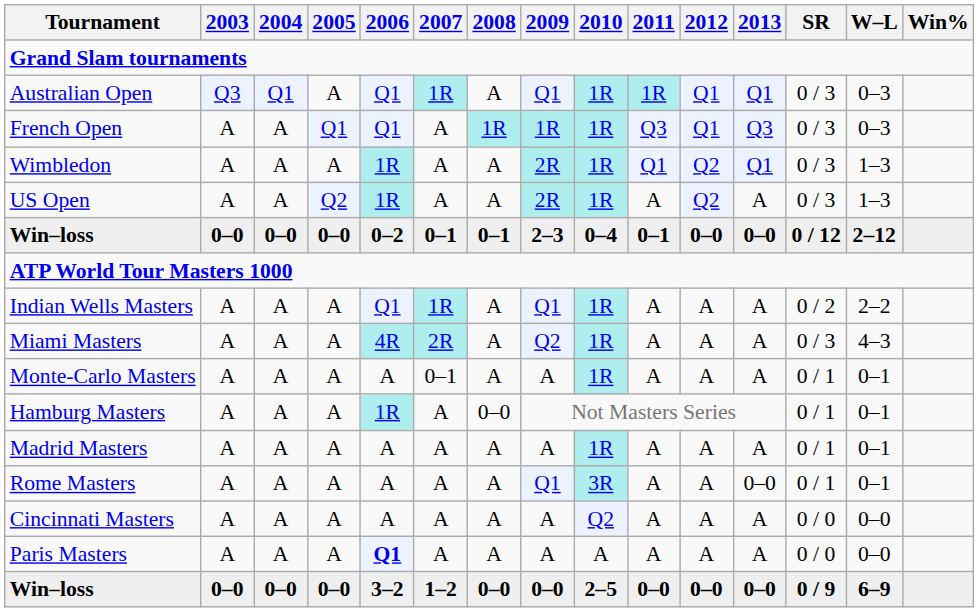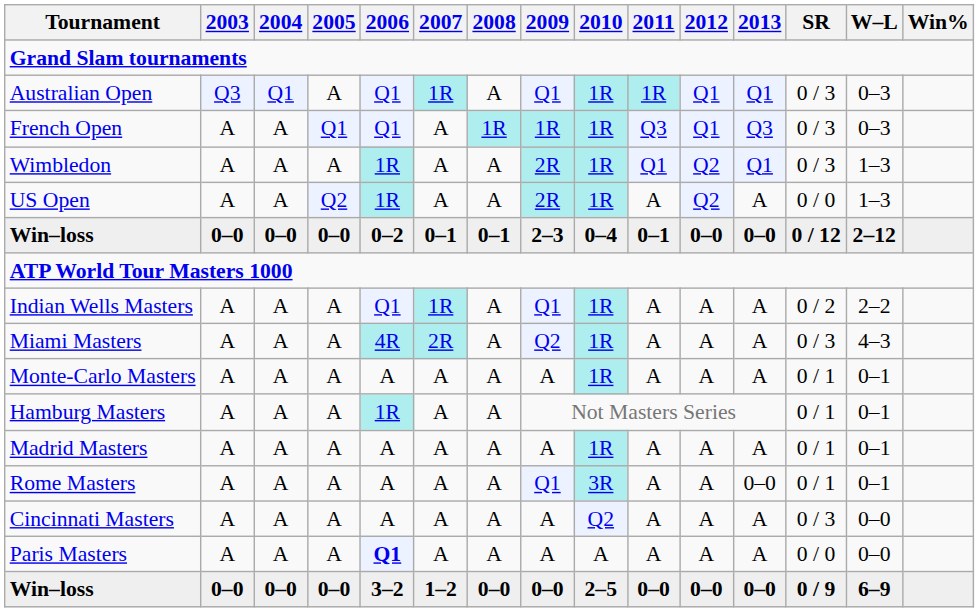(816, 199) 0 / 3 -> (816, 199) 0 / 0
(441, 376) 0–1 -> (441, 376) A
(494, 412) 0–0 -> (494, 412) A
(816, 518) 0 / 0 -> (816, 518) 0 / 3
